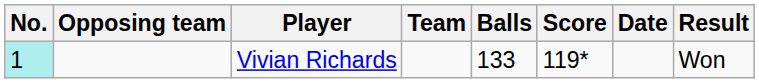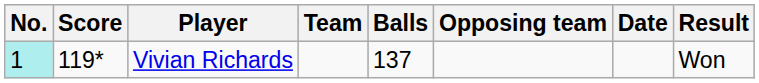columns swapped: (575, 23) <-> (142, 23)
(496, 60) 133 -> (392, 60) 137
